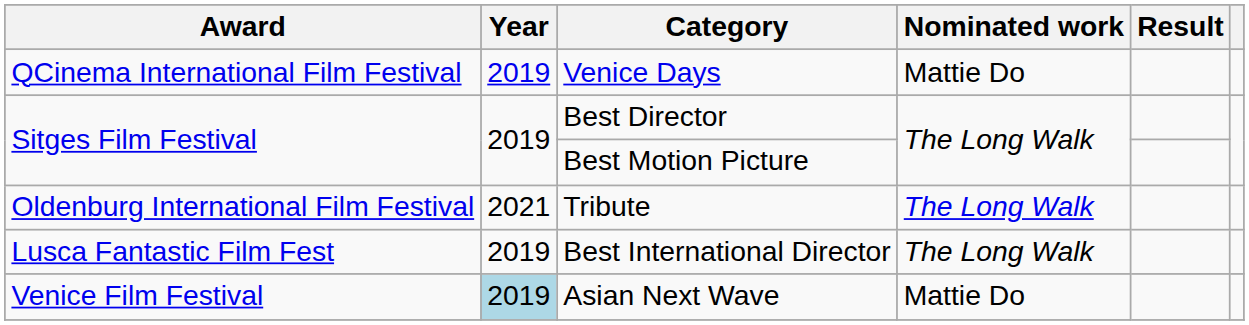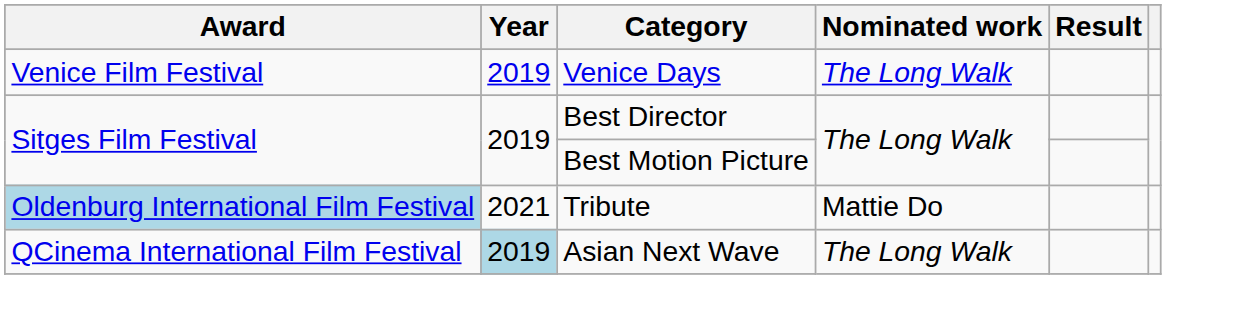(236, 71) QCinema International Film Festival -> (137, 71) Venice Film Festival
(964, 71) Mattie Do -> (917, 71) The Long Walk
(243, 206) no background -> (243, 206) lightblue background
(999, 206) The Long Walk -> (883, 206) Mattie Do
- row: (727, 251)
(137, 296) Venice Film Festival -> (236, 251) QCinema International Film Festival
(964, 296) Mattie Do -> (917, 251) The Long Walk
